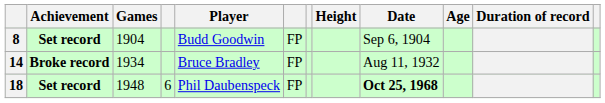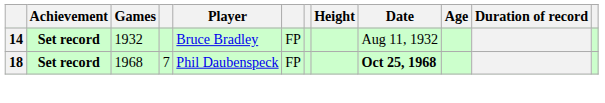- row: (16, 39)
(70, 63) Broke record -> (69, 39) Set record
(130, 63) 1934 -> (129, 39) 1932
(130, 86) 1948 -> (129, 63) 1968
(168, 86) 6 -> (166, 63) 7
